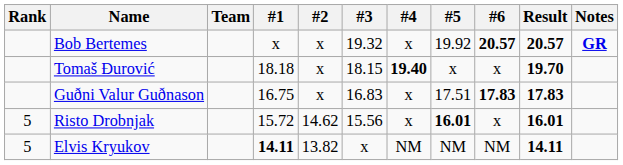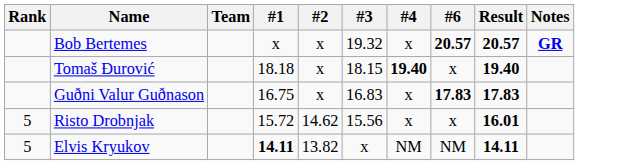- column: (453, 17)
(545, 69) 19.70 -> (501, 69) 19.40
